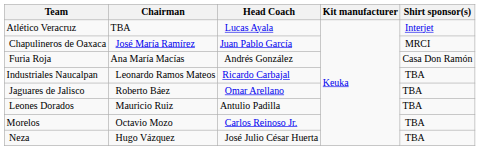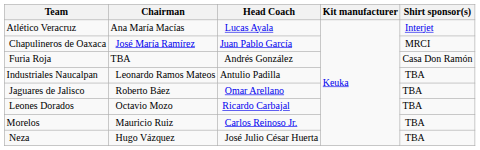(121, 28) TBA -> (148, 28) Ana María Macías
(148, 59) Ana María Macías -> (121, 59) TBA
(255, 75) Ricardo Carbajal -> (250, 75) Antulio Padilla
(142, 106) Mauricio Ruiz -> (142, 106) Octavio Mozo
(250, 106) Antulio Padilla -> (255, 106) Ricardo Carbajal
(142, 122) Octavio Mozo -> (142, 122) Mauricio Ruiz
